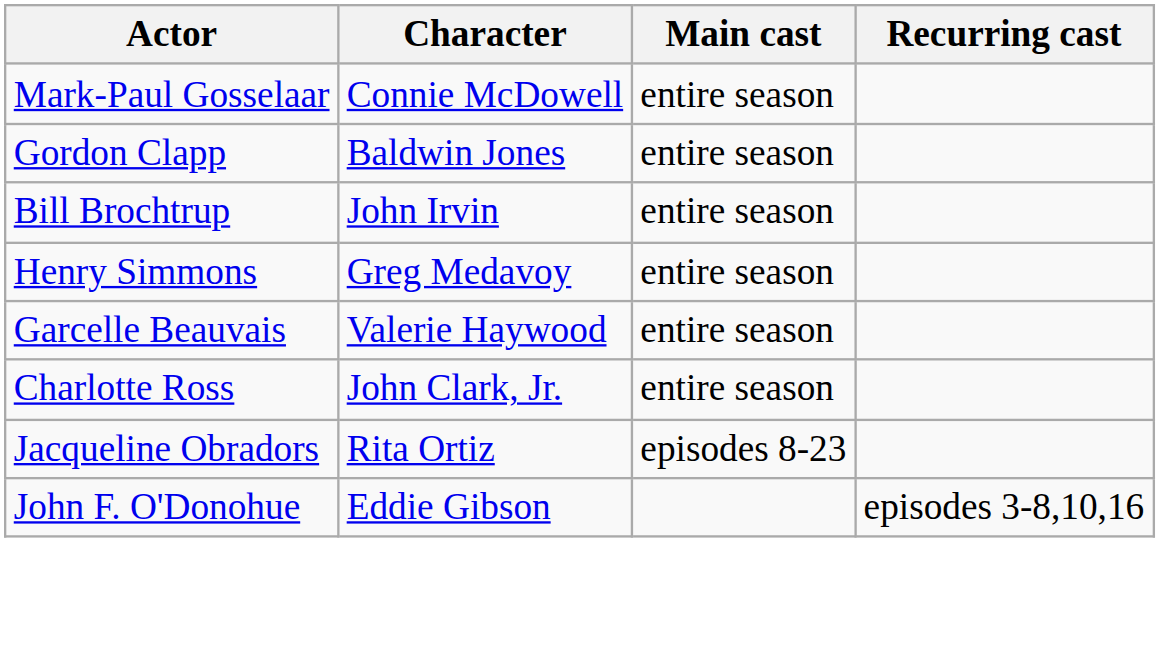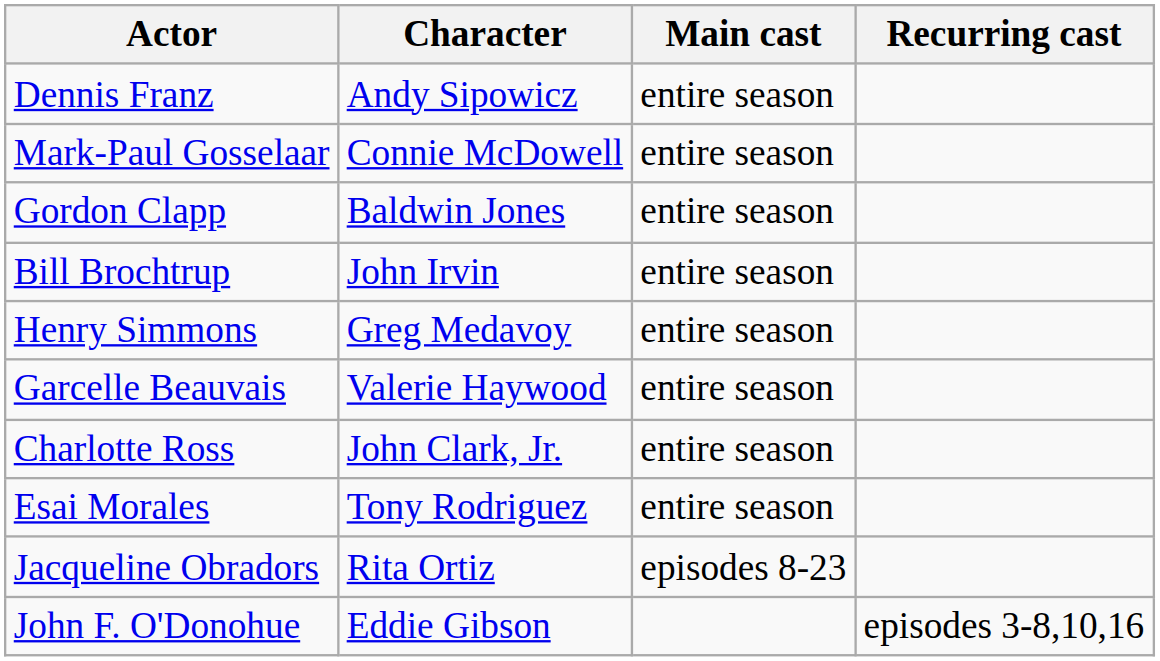+ row: (114, 93)
+ row: (112, 507)
